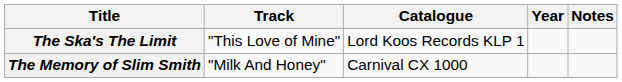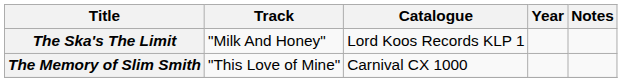(274, 41) "This Love of Mine" -> (267, 41) "Milk And Honey"
(267, 65) "Milk And Honey" -> (274, 65) "This Love of Mine"
